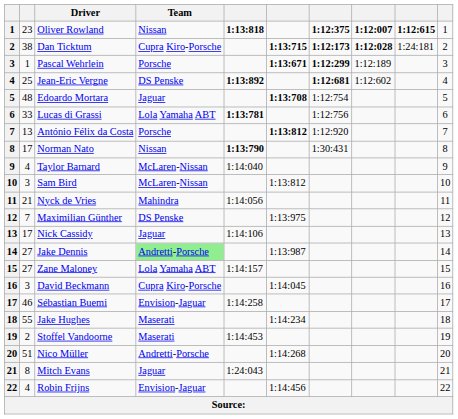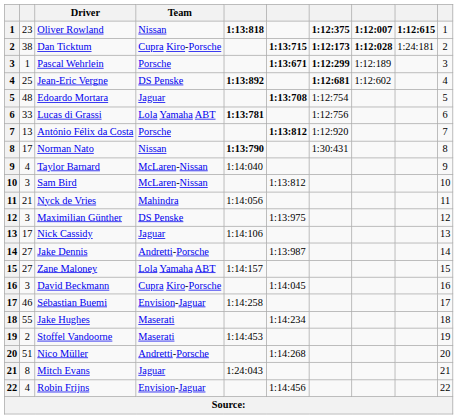(27, 217) 7 -> (27, 217) 3
(174, 251) lightgreen background -> (174, 251) no background
